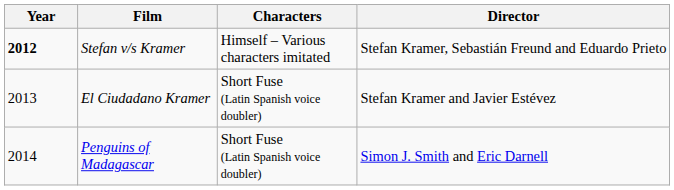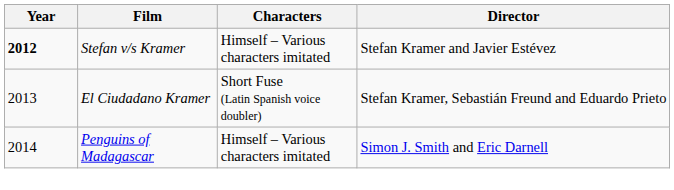(513, 48) Stefan Kramer, Sebastián Freund and Eduardo Prieto -> (458, 48) Stefan Kramer and Javier Estévez
(458, 98) Stefan Kramer and Javier Estévez -> (513, 98) Stefan Kramer, Sebastián Freund and Eduardo Prieto
(271, 156) Short Fuse (Latin Spanish voice doubler) -> (275, 147) Himself – Various characters imitated
